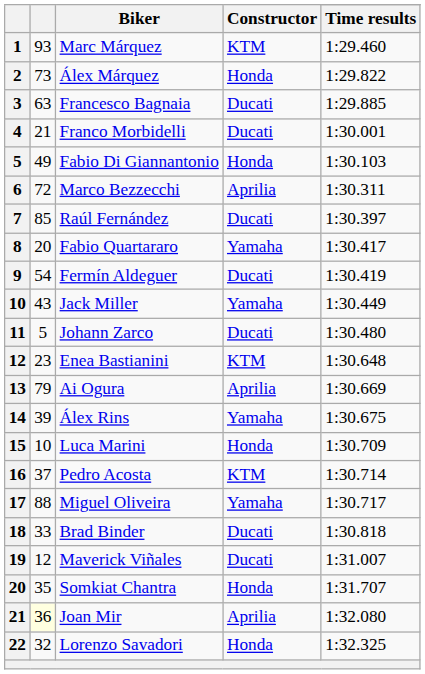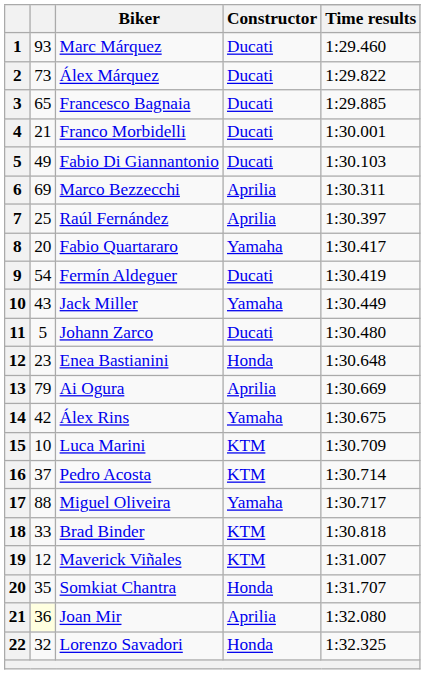(246, 46) KTM -> (250, 46) Ducati
(250, 75) Honda -> (250, 75) Ducati
(43, 103) 63 -> (43, 103) 65
(250, 160) Honda -> (250, 160) Ducati
(43, 189) 72 -> (43, 189) 69
(43, 217) 85 -> (43, 217) 25
(250, 217) Ducati -> (251, 217) Aprilia
(246, 360) KTM -> (250, 360) Honda
(43, 417) 39 -> (43, 417) 42
(250, 445) Honda -> (246, 445) KTM
(250, 531) Ducati -> (246, 531) KTM
(250, 559) Ducati -> (246, 559) KTM
